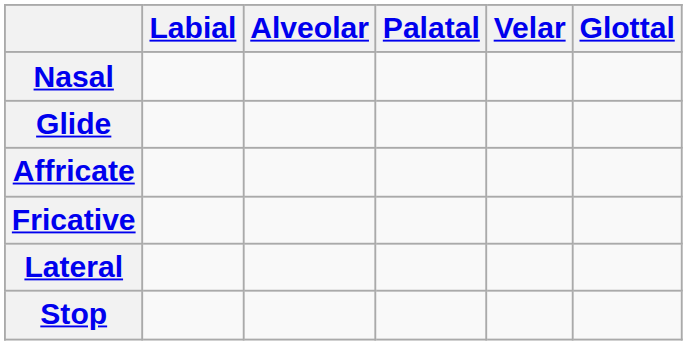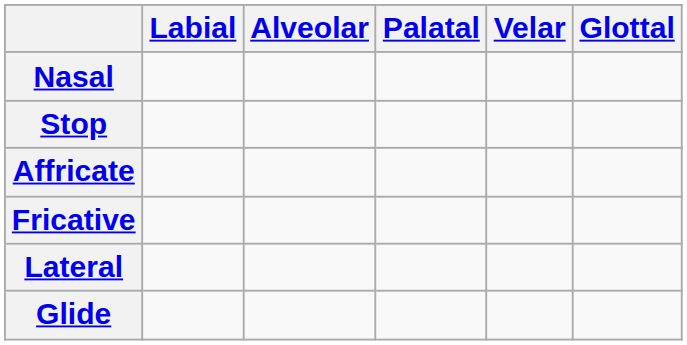rows swapped: (74, 314) <-> (74, 123)
